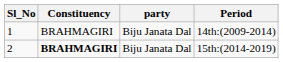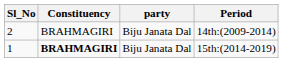(10, 31) 1 -> (10, 31) 2
(10, 48) 2 -> (10, 48) 1
